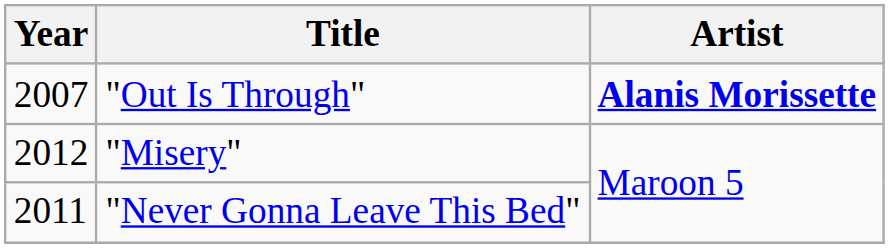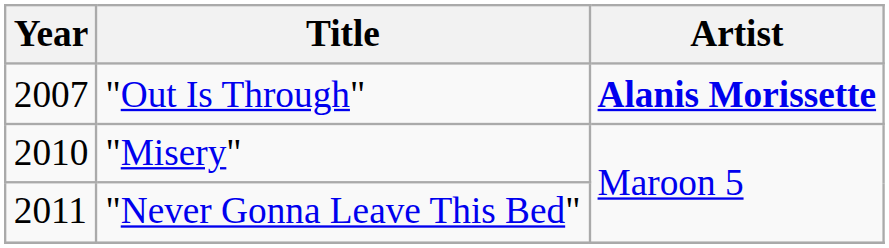(51, 152) 2012 -> (51, 152) 2010
